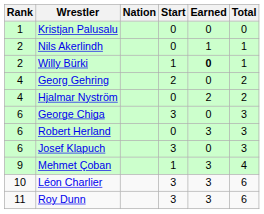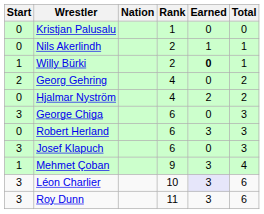columns swapped: (20, 13) <-> (173, 13)
(209, 183) no background -> (209, 183) lavender background
